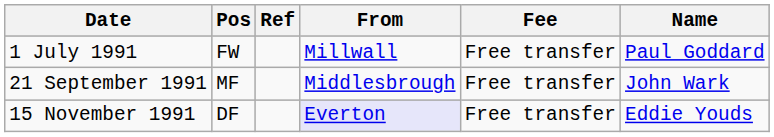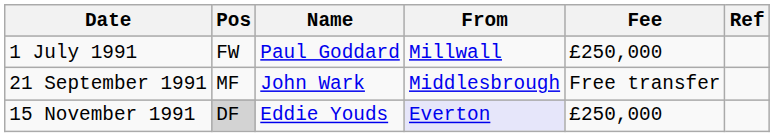columns swapped: (695, 21) <-> (278, 21)
(540, 52) Free transfer -> (616, 52) £250,000
(228, 115) no background -> (228, 115) lightgrey background
(540, 115) Free transfer -> (616, 115) £250,000
